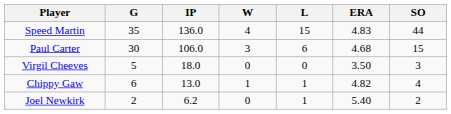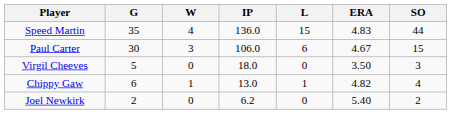columns swapped: (191, 13) <-> (248, 13)
(361, 48) 4.68 -> (361, 48) 4.67
(304, 100) 1 -> (304, 100) 0
